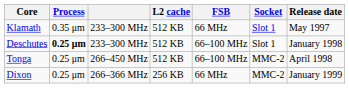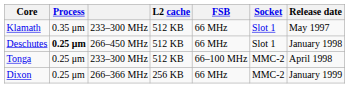(119, 43) 233–300 MHz -> (119, 43) 266–450 MHz
(221, 43) 66–100 MHz -> (211, 43) 66 MHz
(119, 59) 266–450 MHz -> (119, 59) 233–300 MHz
